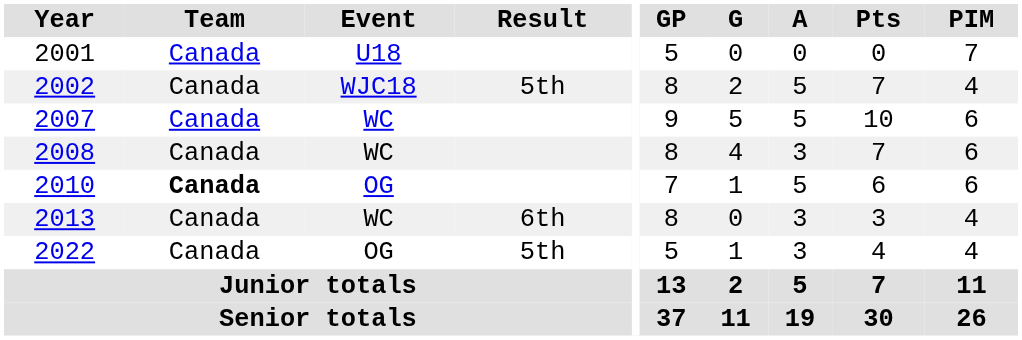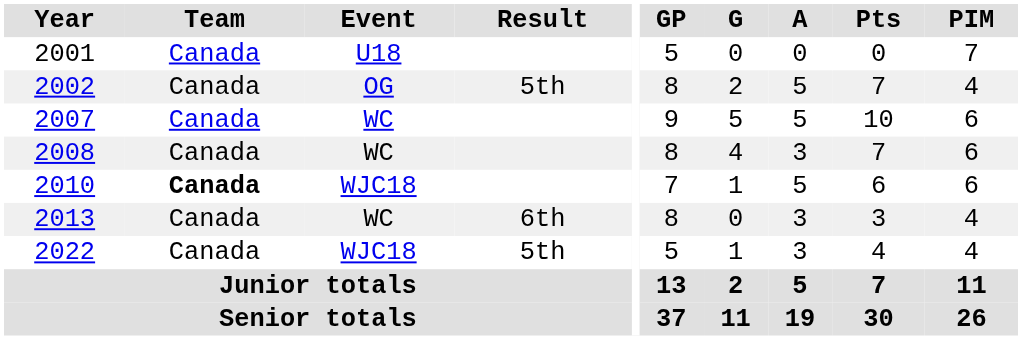(379, 87) WJC18 -> (379, 87) OG
(379, 186) OG -> (379, 186) WJC18
(379, 253) OG -> (379, 253) WJC18
